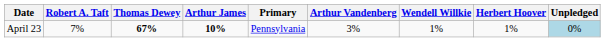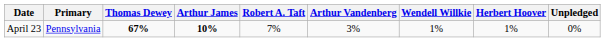columns swapped: (278, 12) <-> (77, 12)
(574, 28) lightblue background -> (574, 28) no background
